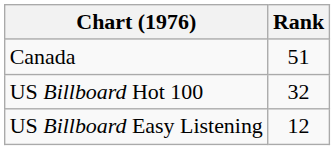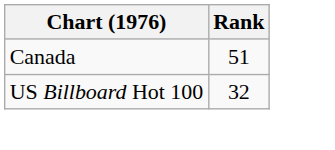- row: (136, 126)
